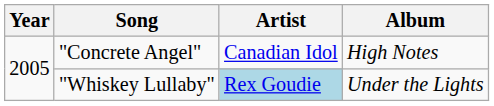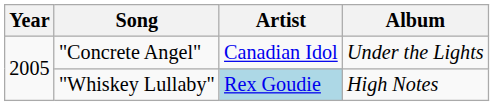(393, 52) High Notes -> (415, 52) Under the Lights
(415, 84) Under the Lights -> (393, 84) High Notes
